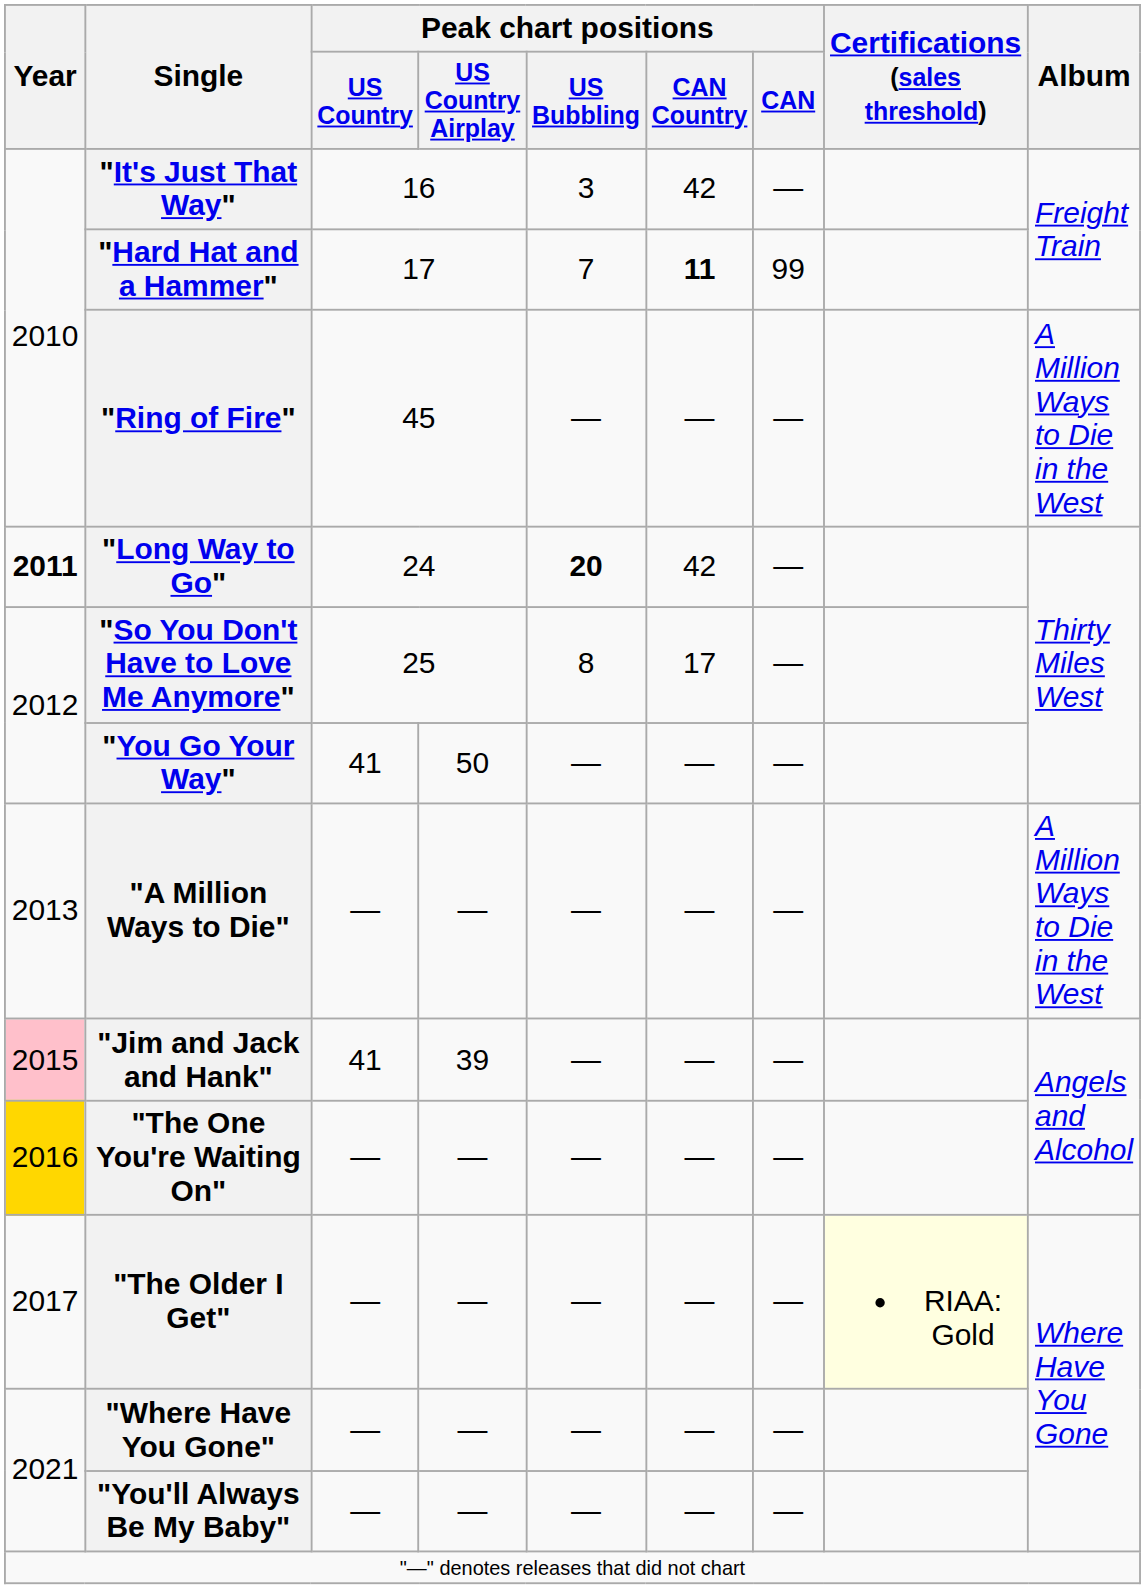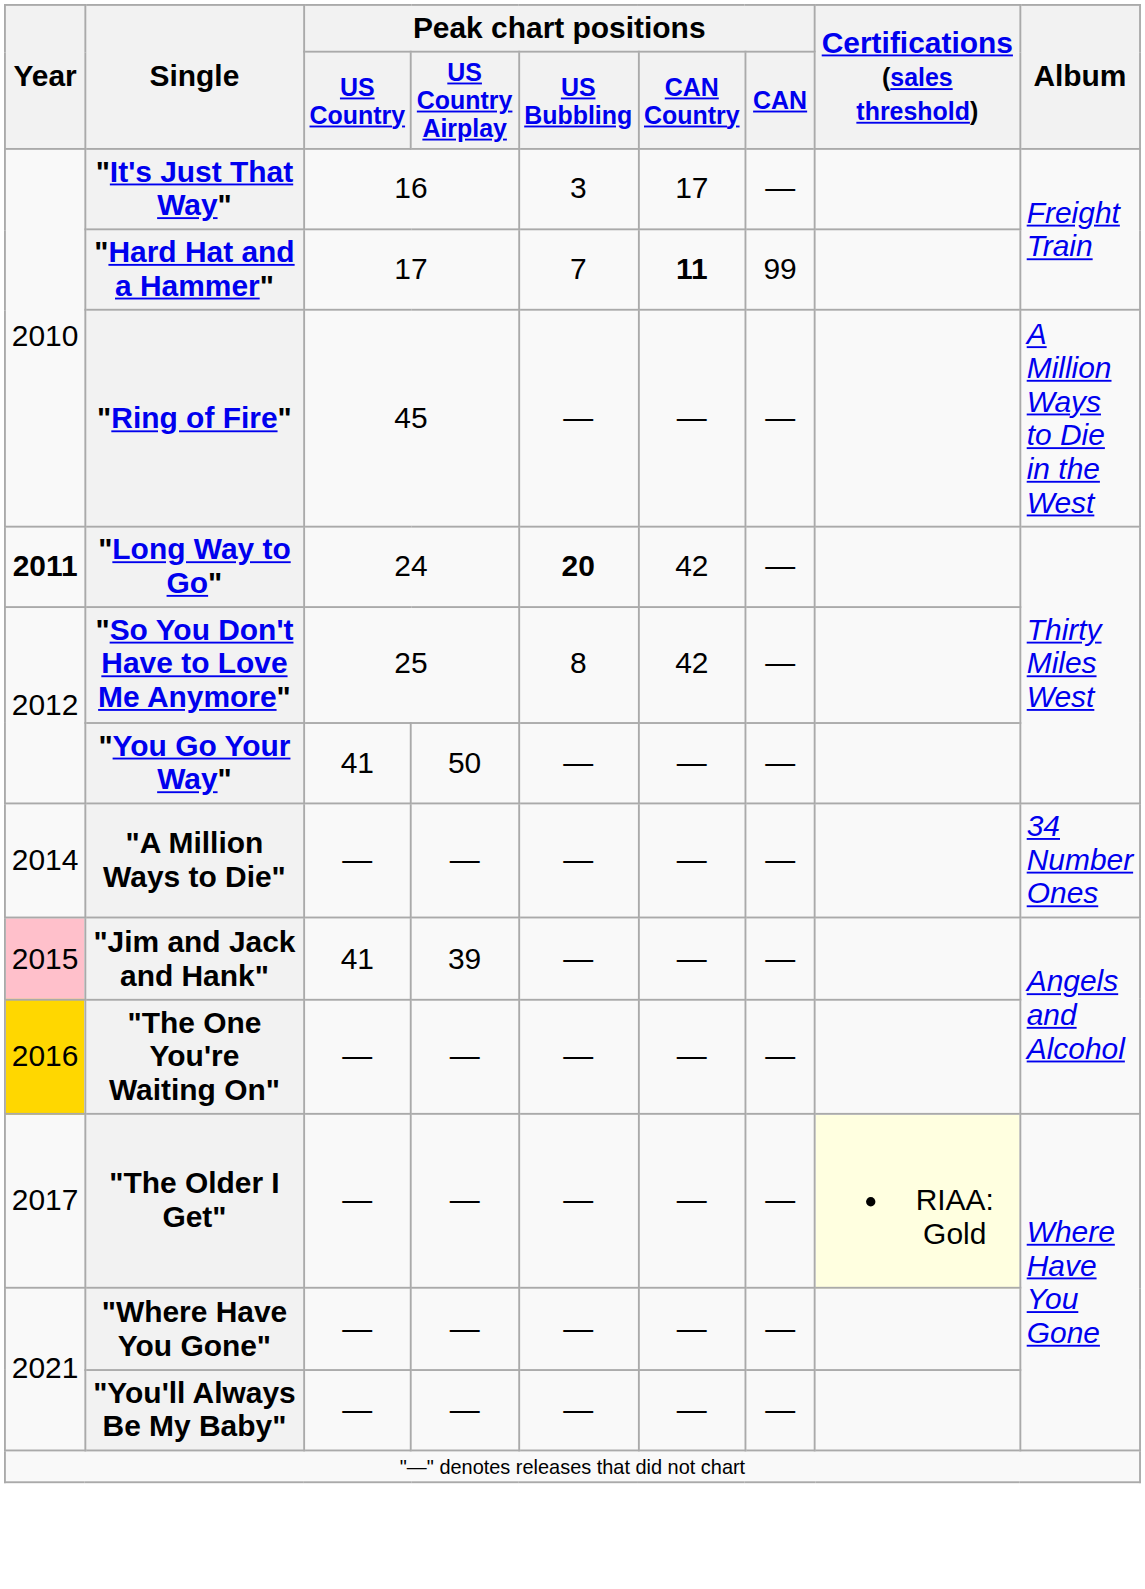(700, 188) 42 -> (692, 188) 17
(700, 664) 17 -> (692, 664) 42
(45, 910) 2013 -> (45, 860) 2014
(1077, 910) A Million Ways to Die in the West -> (1080, 860) 34 Number Ones
